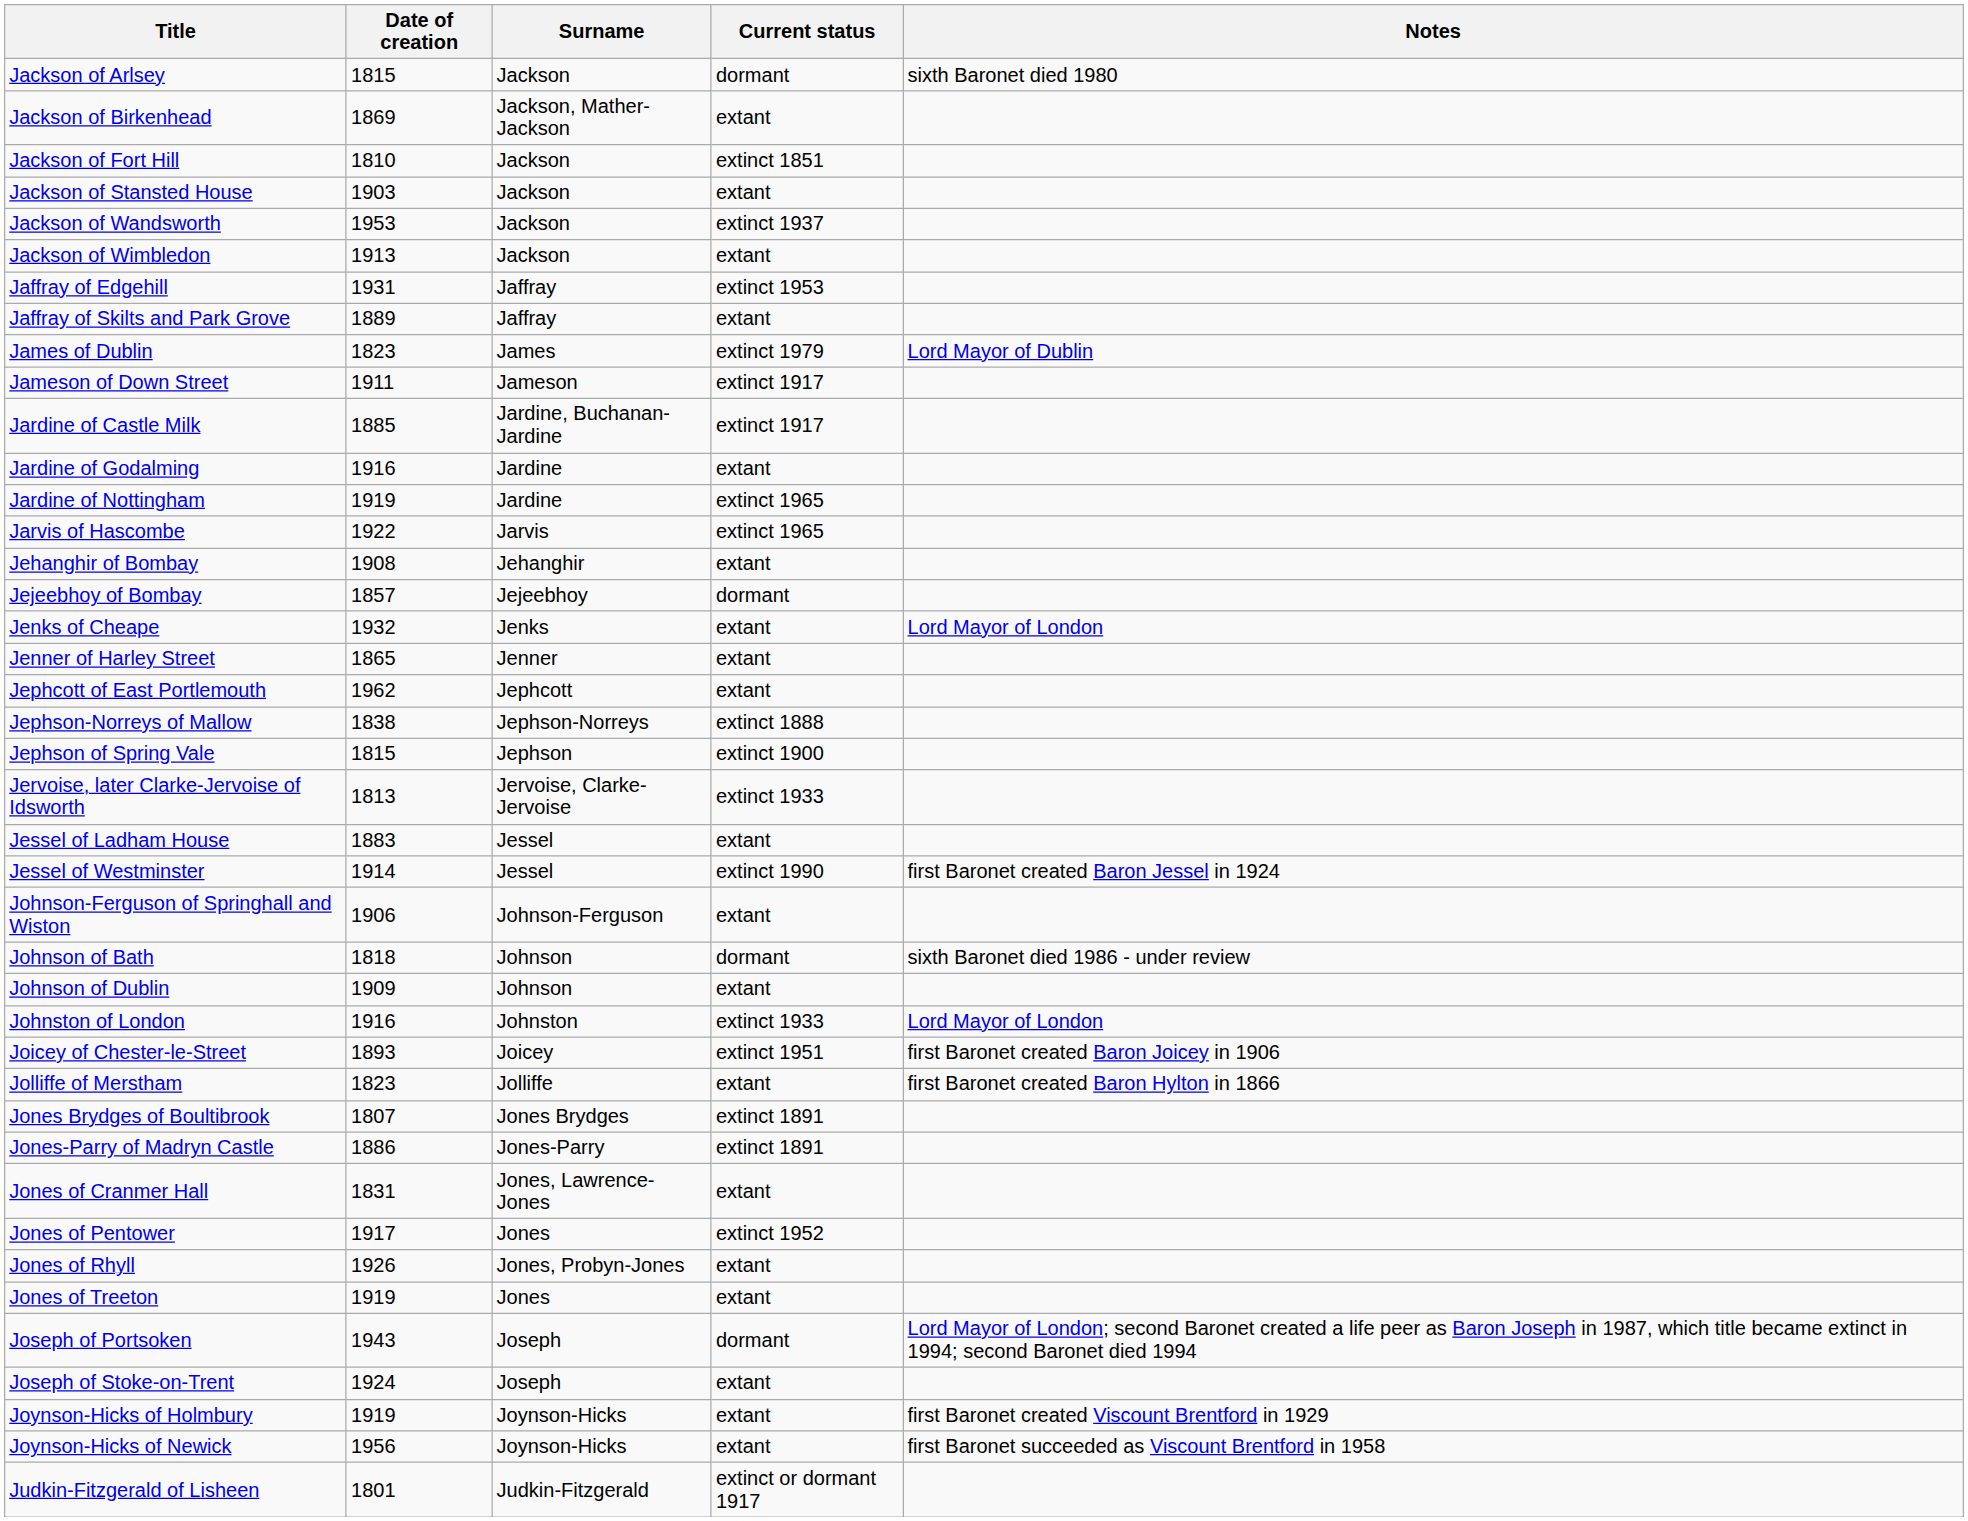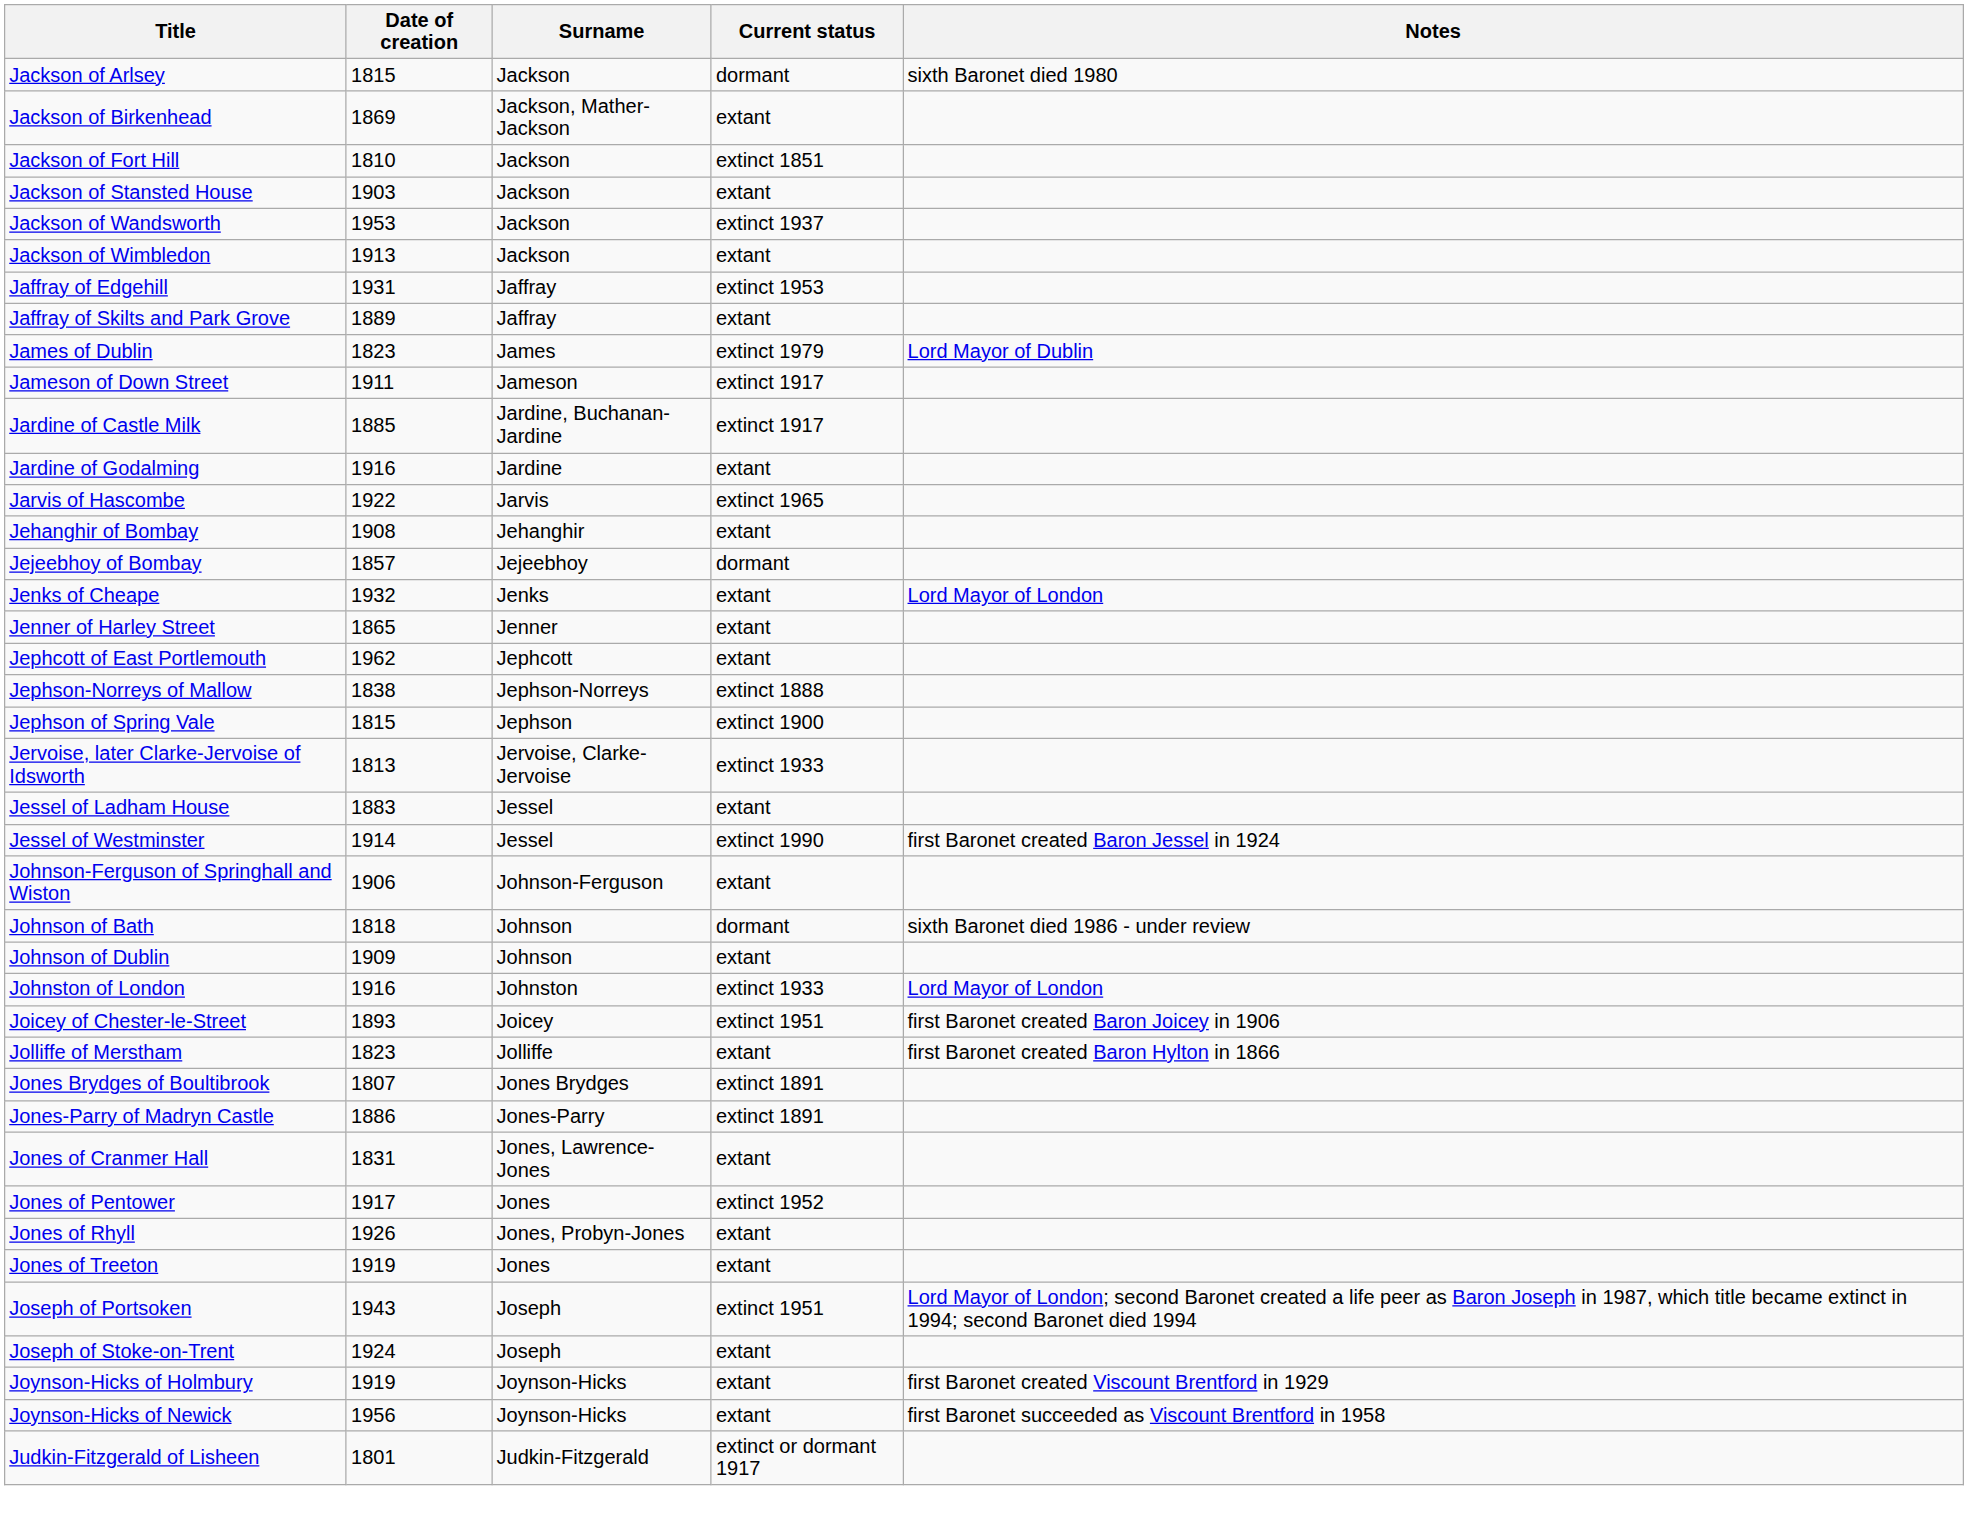- row: (107, 500)
(753, 1340) dormant -> (770, 1308) extinct 1951
